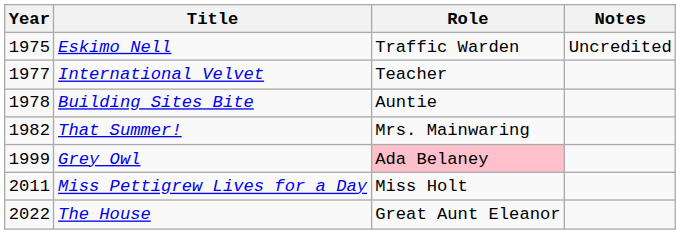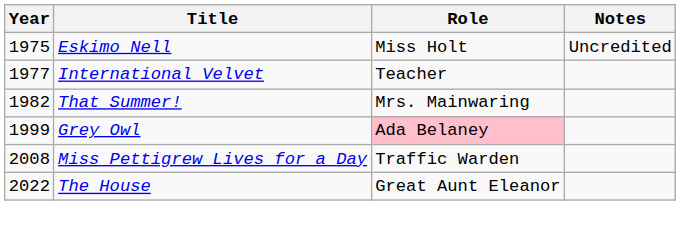(447, 47) Traffic Warden -> (422, 47) Miss Holt
- row: (156, 103)
(29, 186) 2011 -> (29, 158) 2008
(422, 186) Miss Holt -> (447, 158) Traffic Warden
